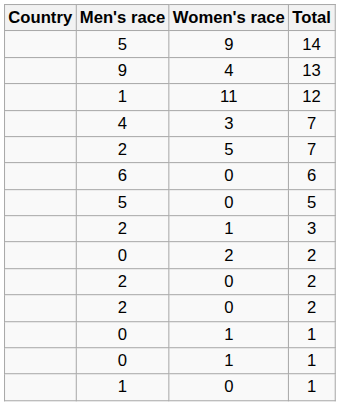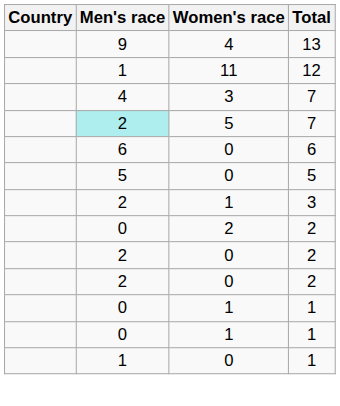- row: (229, 44)
(122, 149) no background -> (122, 123) paleturquoise background
